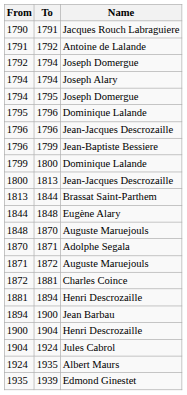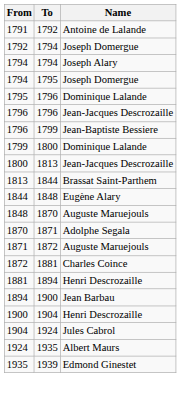- row: (17, 29)
